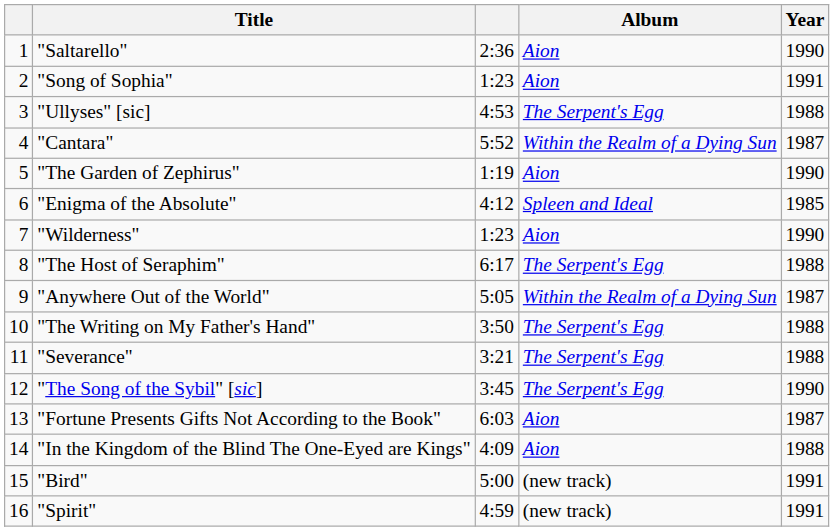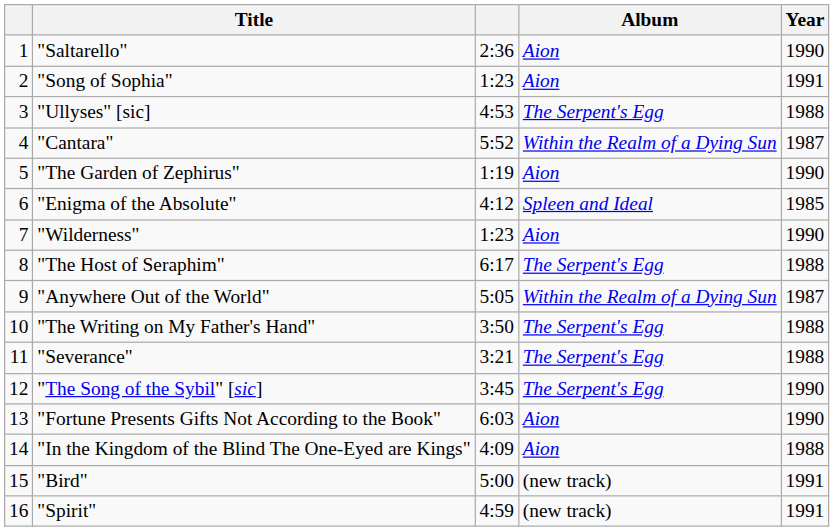(805, 419) 1987 -> (805, 419) 1990
